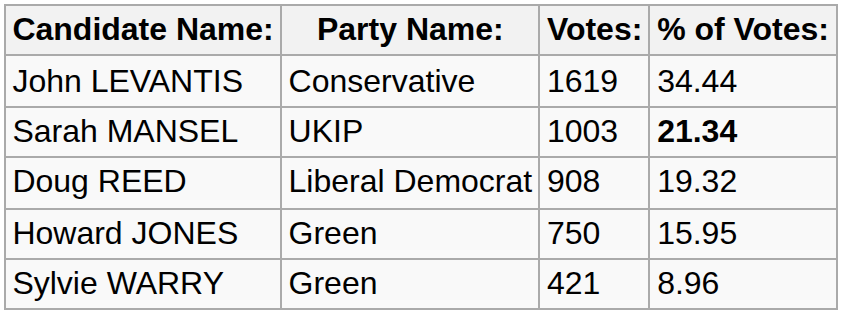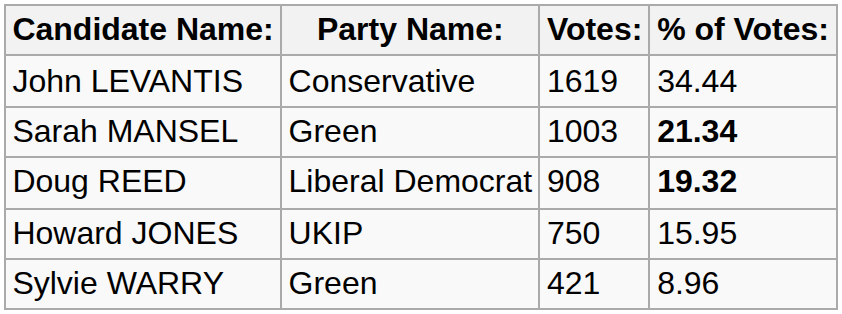(326, 131) UKIP -> (333, 131) Green
(697, 182) normal -> (697, 182) bold
(333, 232) Green -> (326, 232) UKIP
